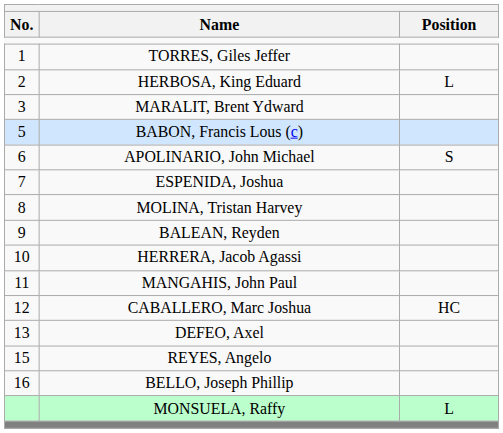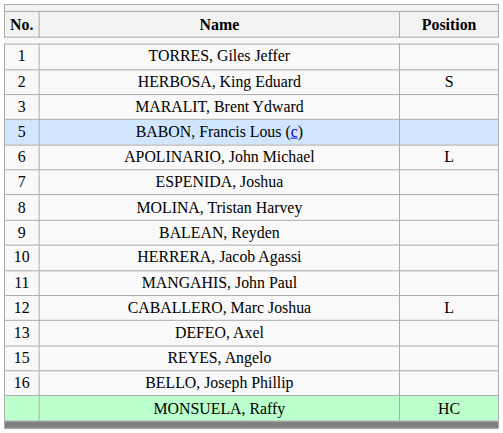(449, 81) L -> (449, 81) S
(449, 157) S -> (449, 157) L
(449, 307) HC -> (449, 307) L
(449, 408) L -> (449, 408) HC
